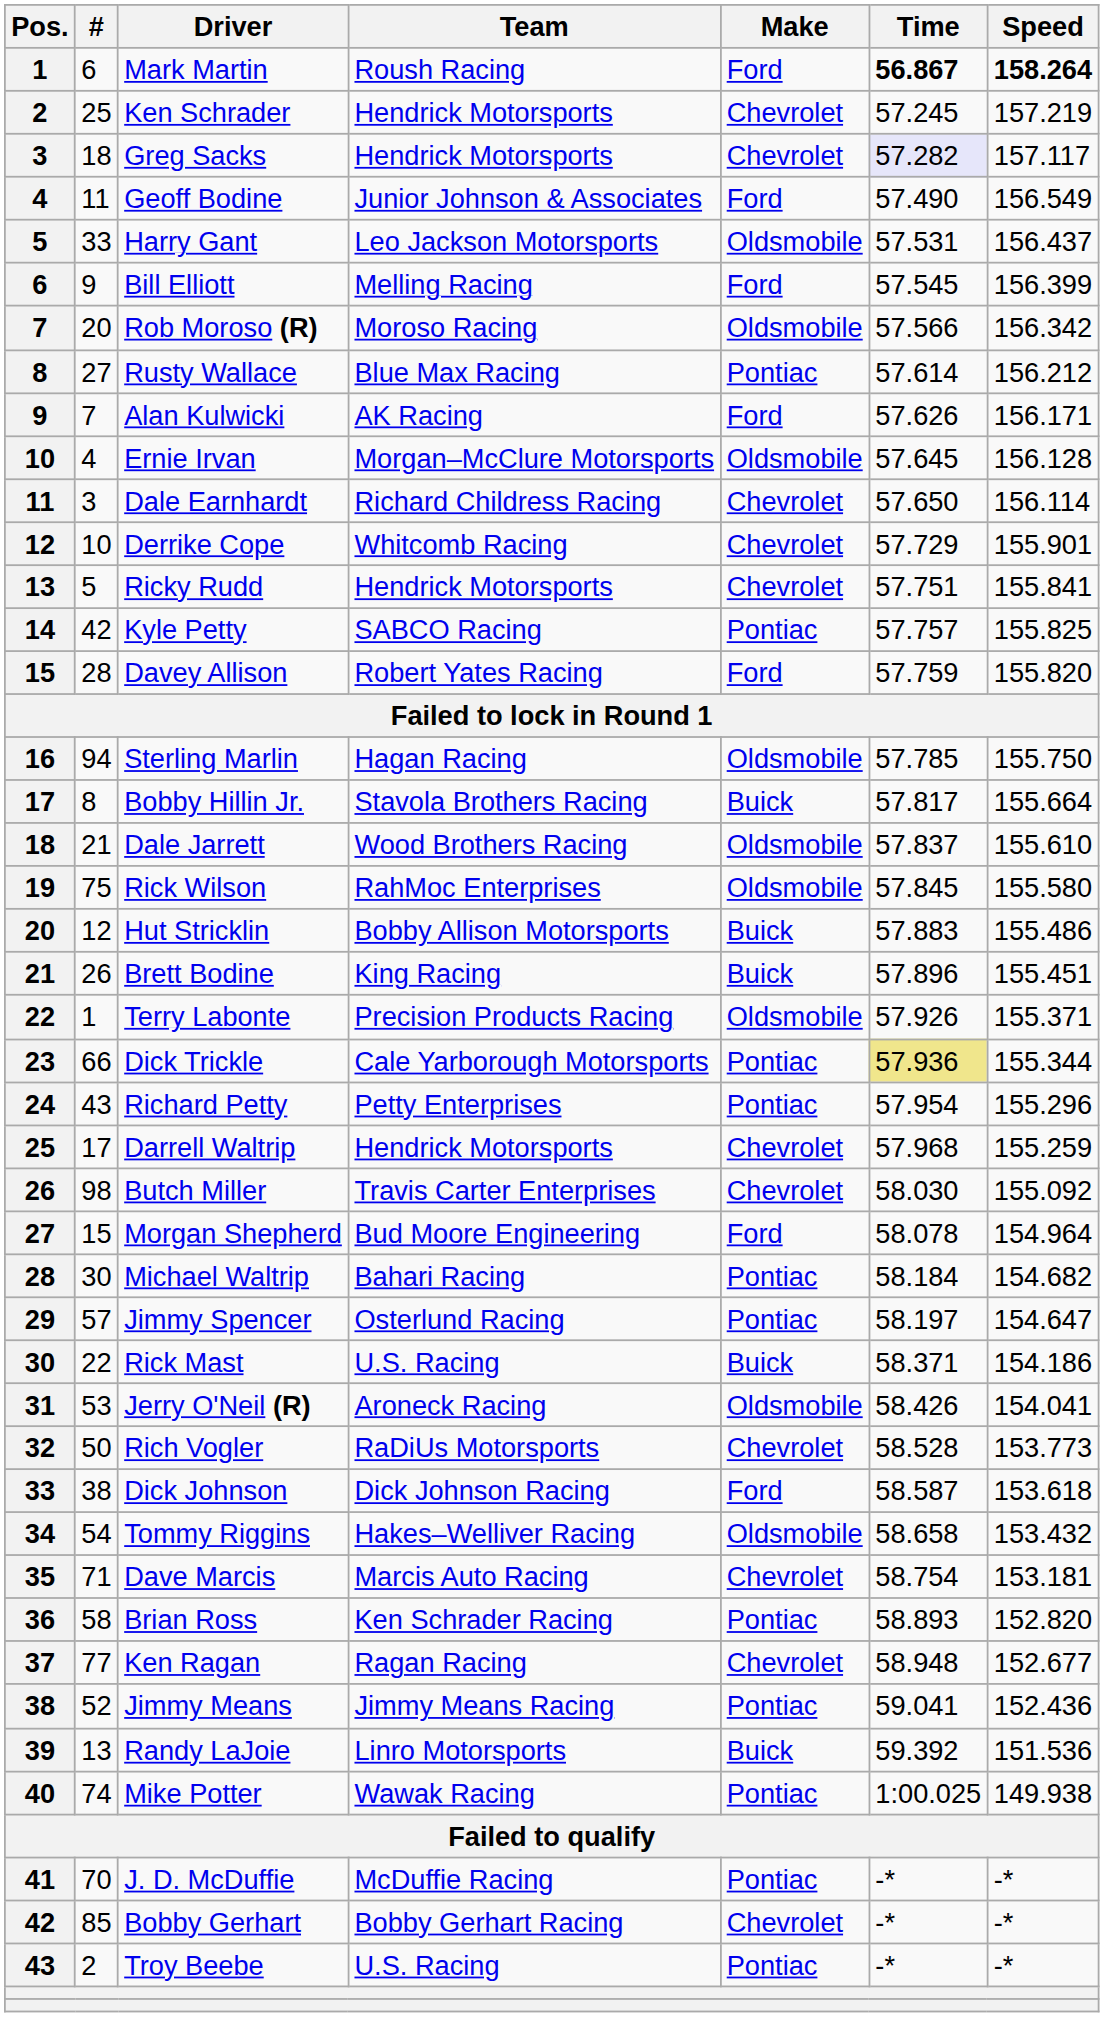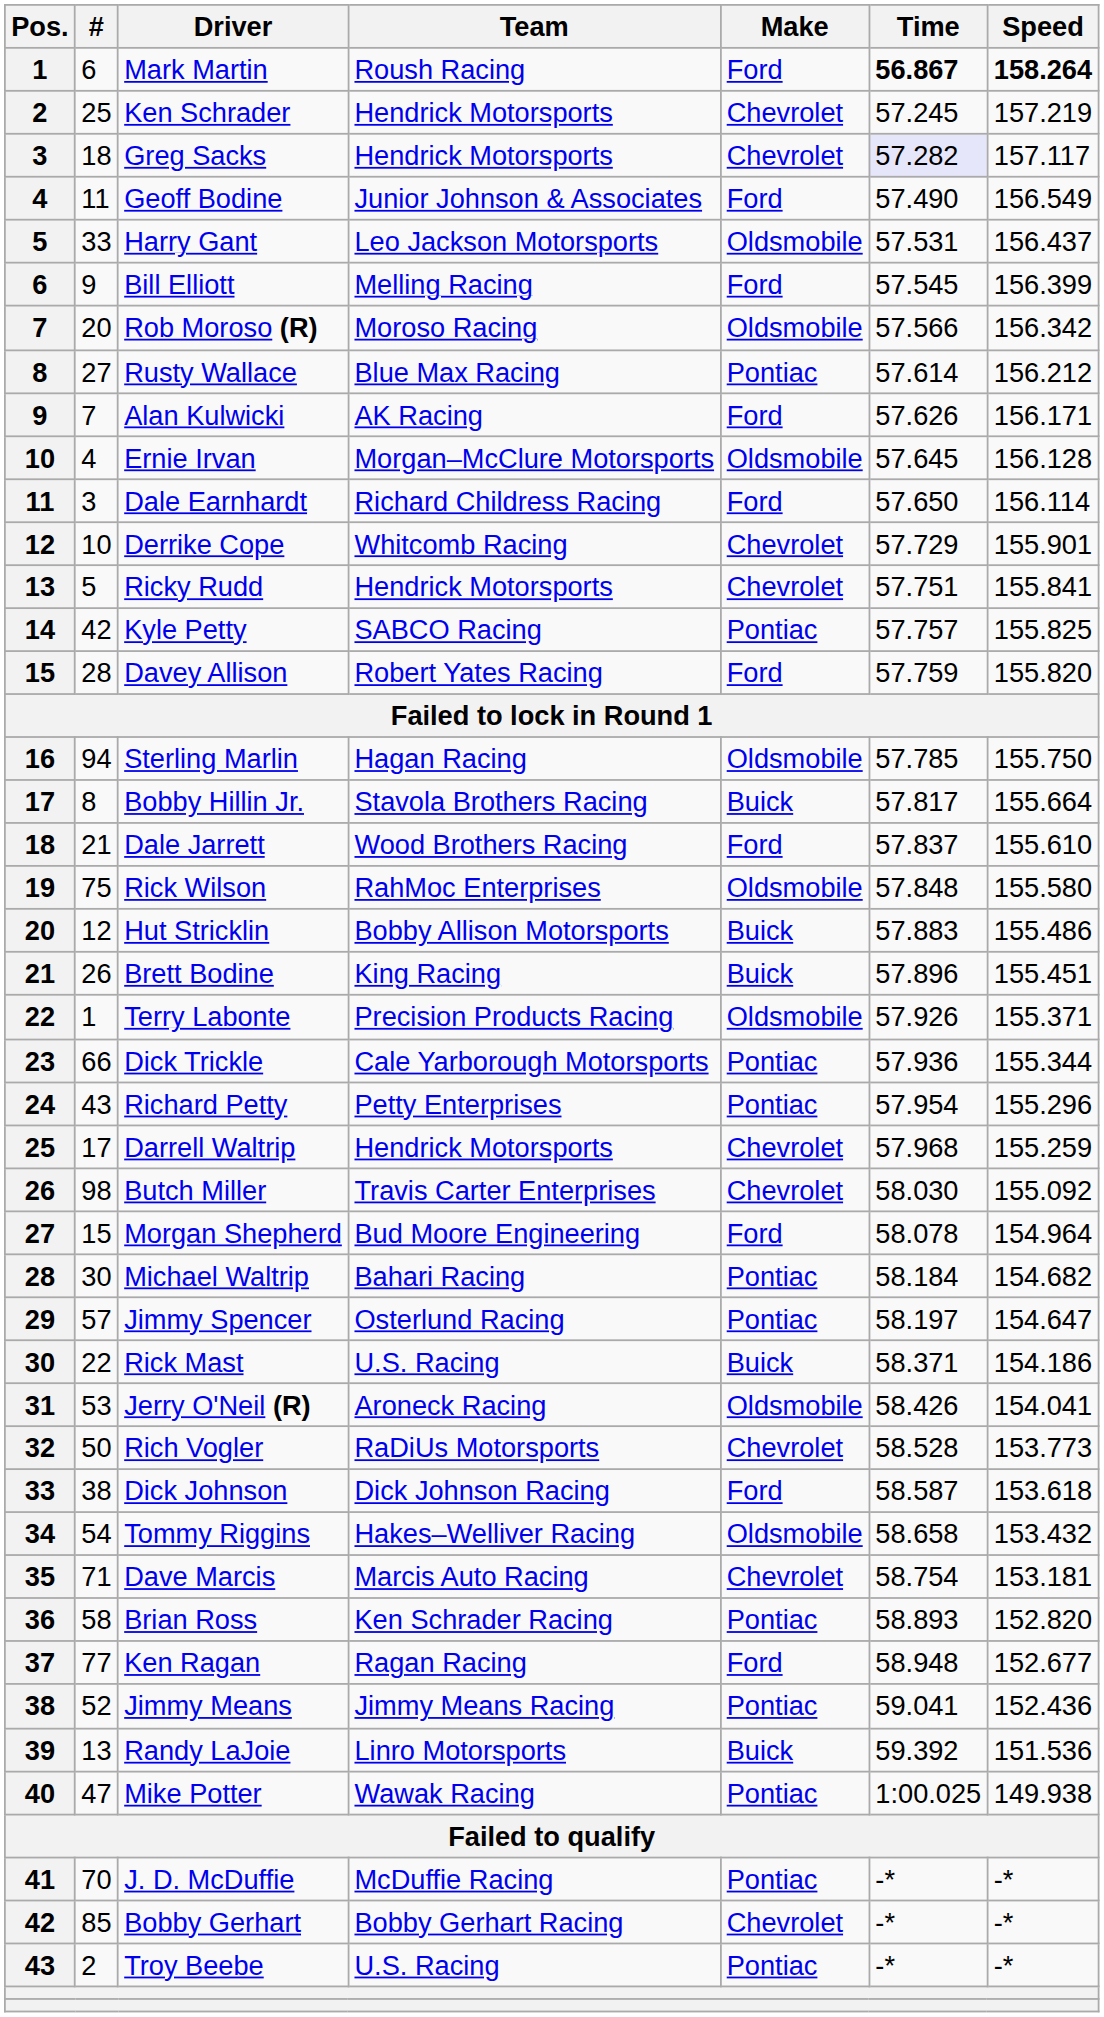(785, 500) Chevrolet -> (755, 500) Ford
(795, 845) Oldsmobile -> (755, 845) Ford
(917, 888) 57.845 -> (917, 888) 57.848
(917, 1060) khaki background -> (917, 1060) no background
(785, 1663) Chevrolet -> (755, 1663) Ford
(96, 1793) 74 -> (96, 1793) 47
